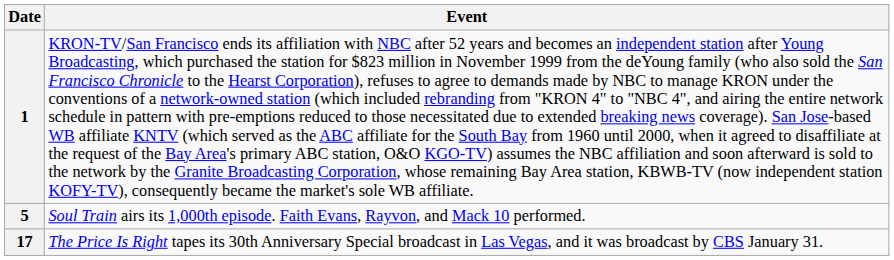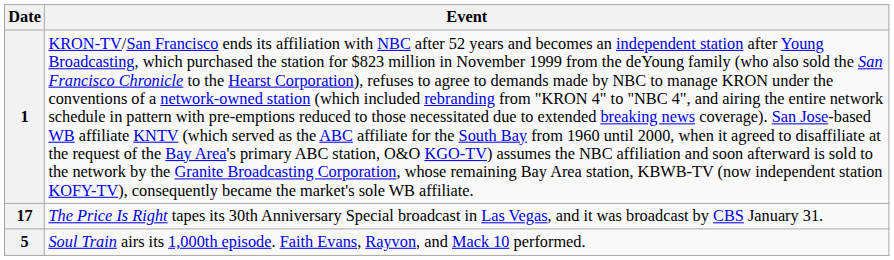rows swapped: (25, 216) <-> (25, 241)
